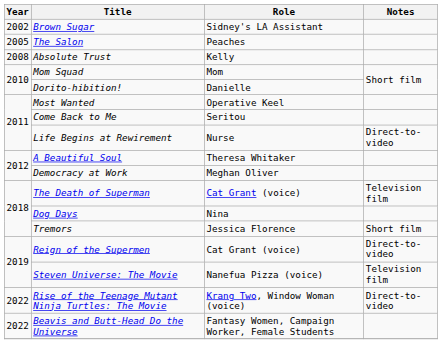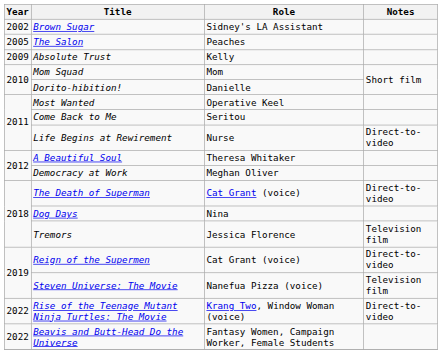(18, 57) 2008 -> (18, 57) 2009
(394, 193) Television film -> (394, 193) Direct-to-video
(394, 229) Short film -> (394, 234) Television film
